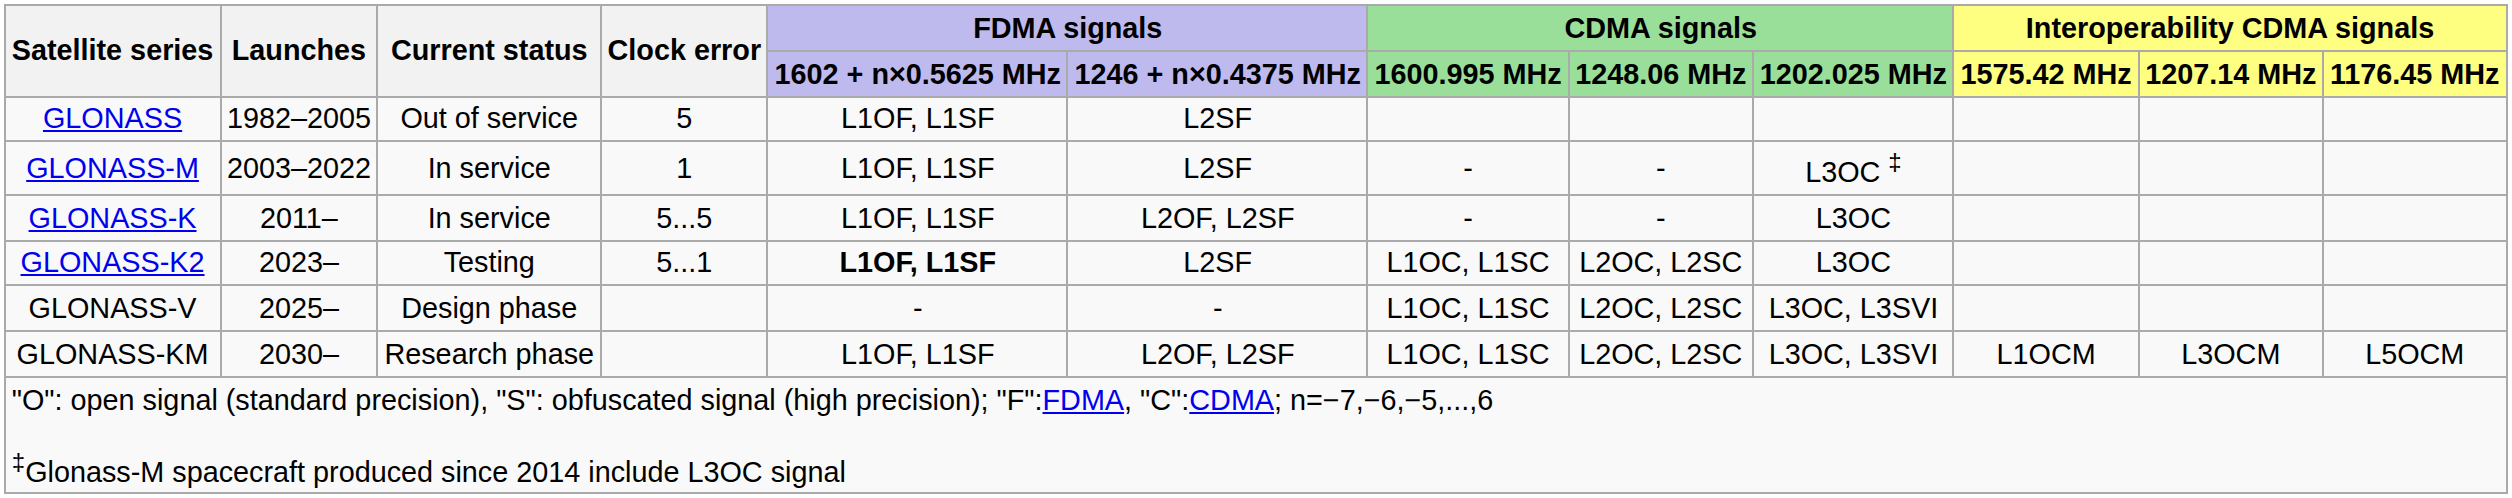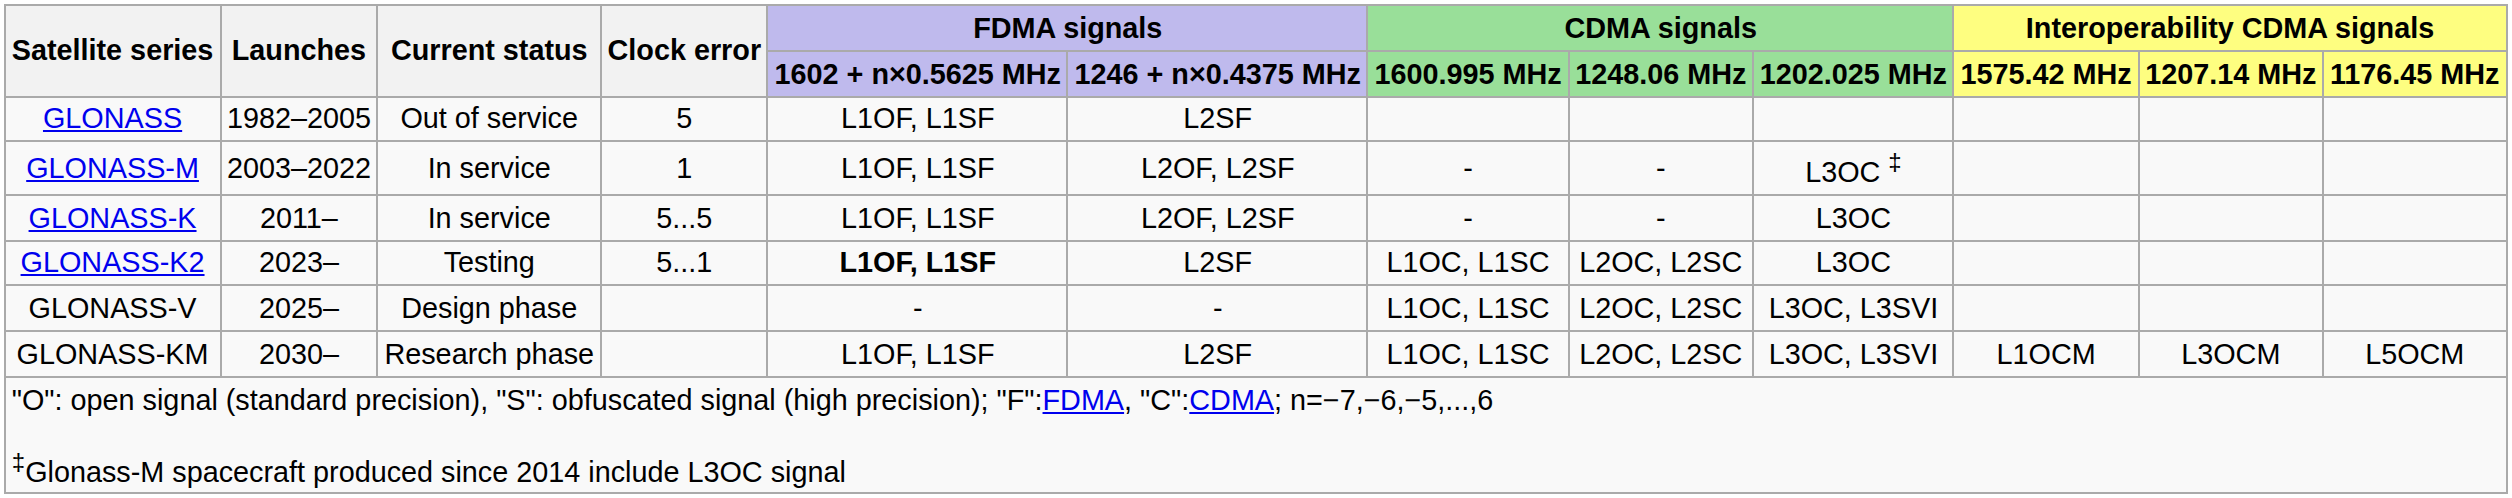(1218, 168) L2SF -> (1218, 168) L2OF, L2SF
(1218, 354) L2OF, L2SF -> (1218, 354) L2SF
